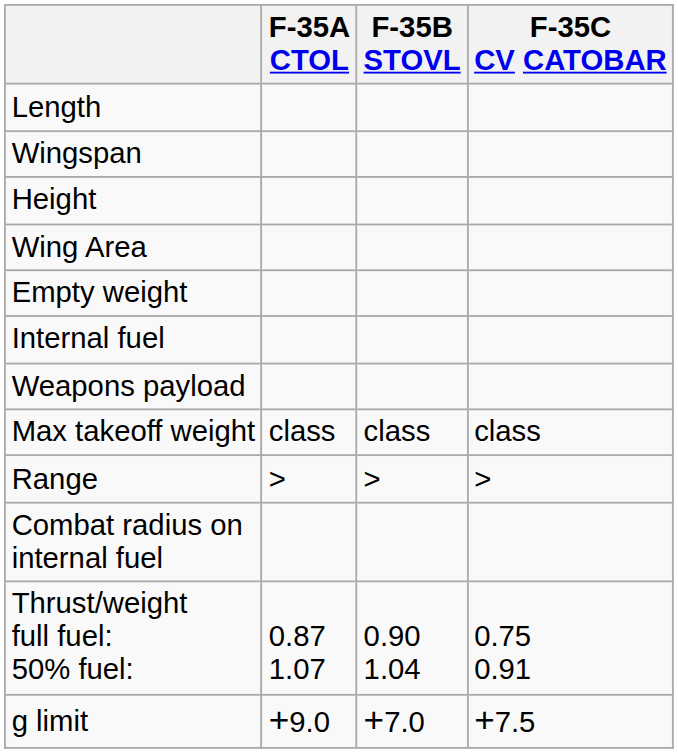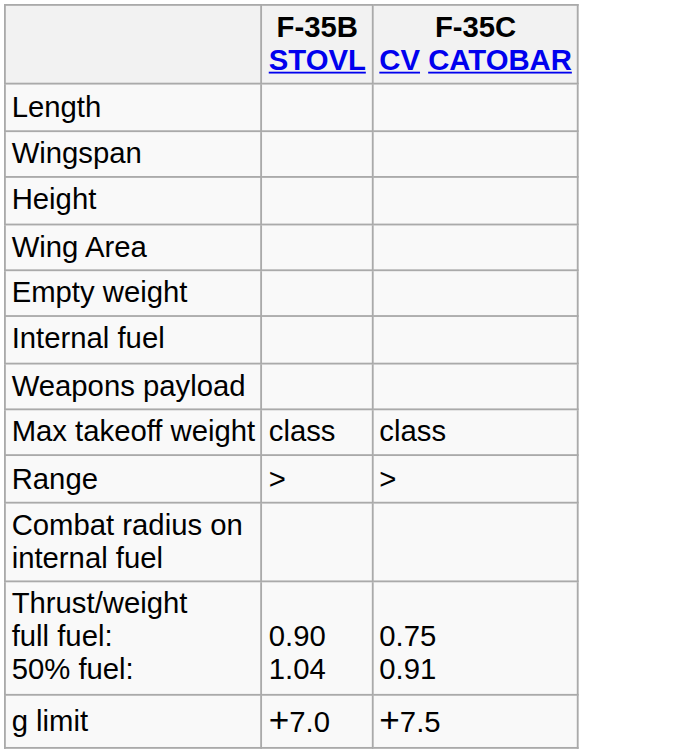- column: (309, 44)
